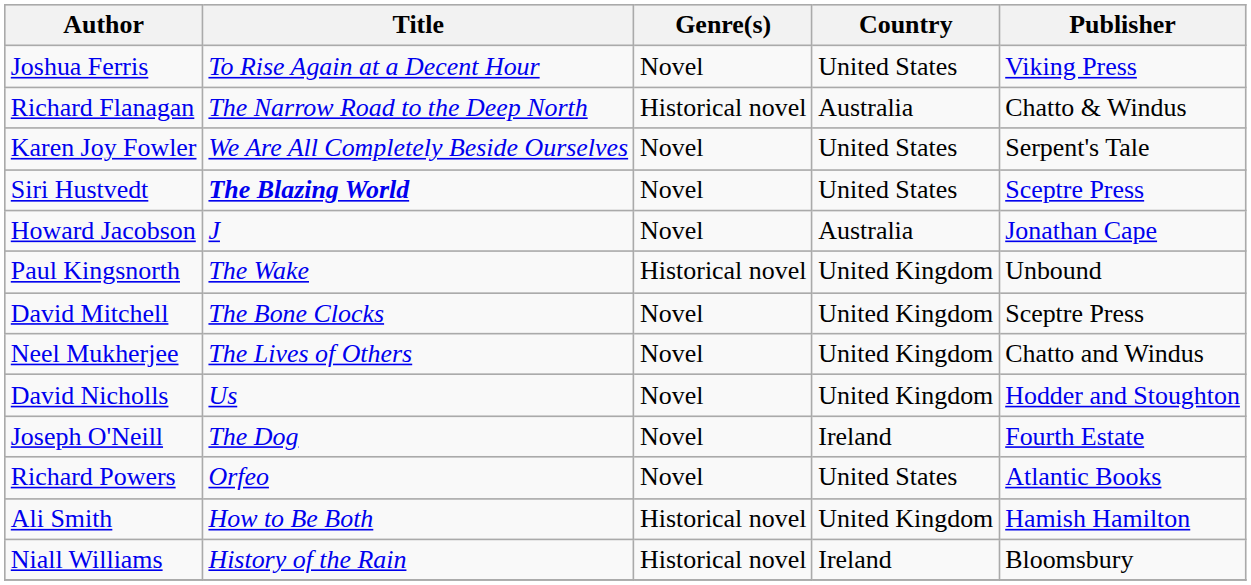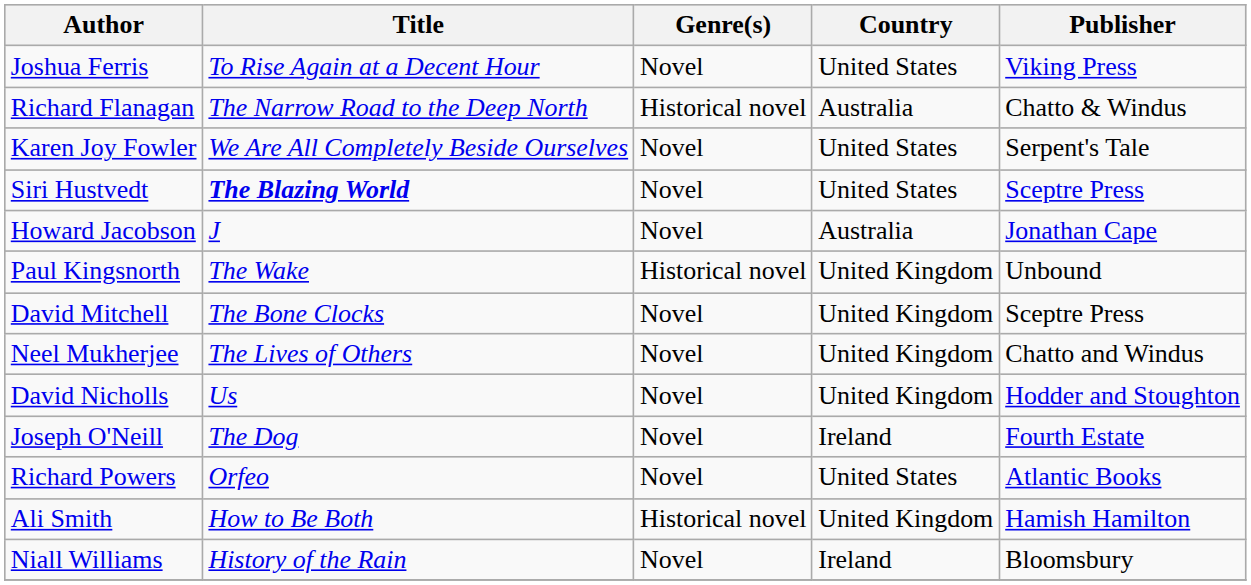(723, 559) Historical novel -> (672, 559) Novel
